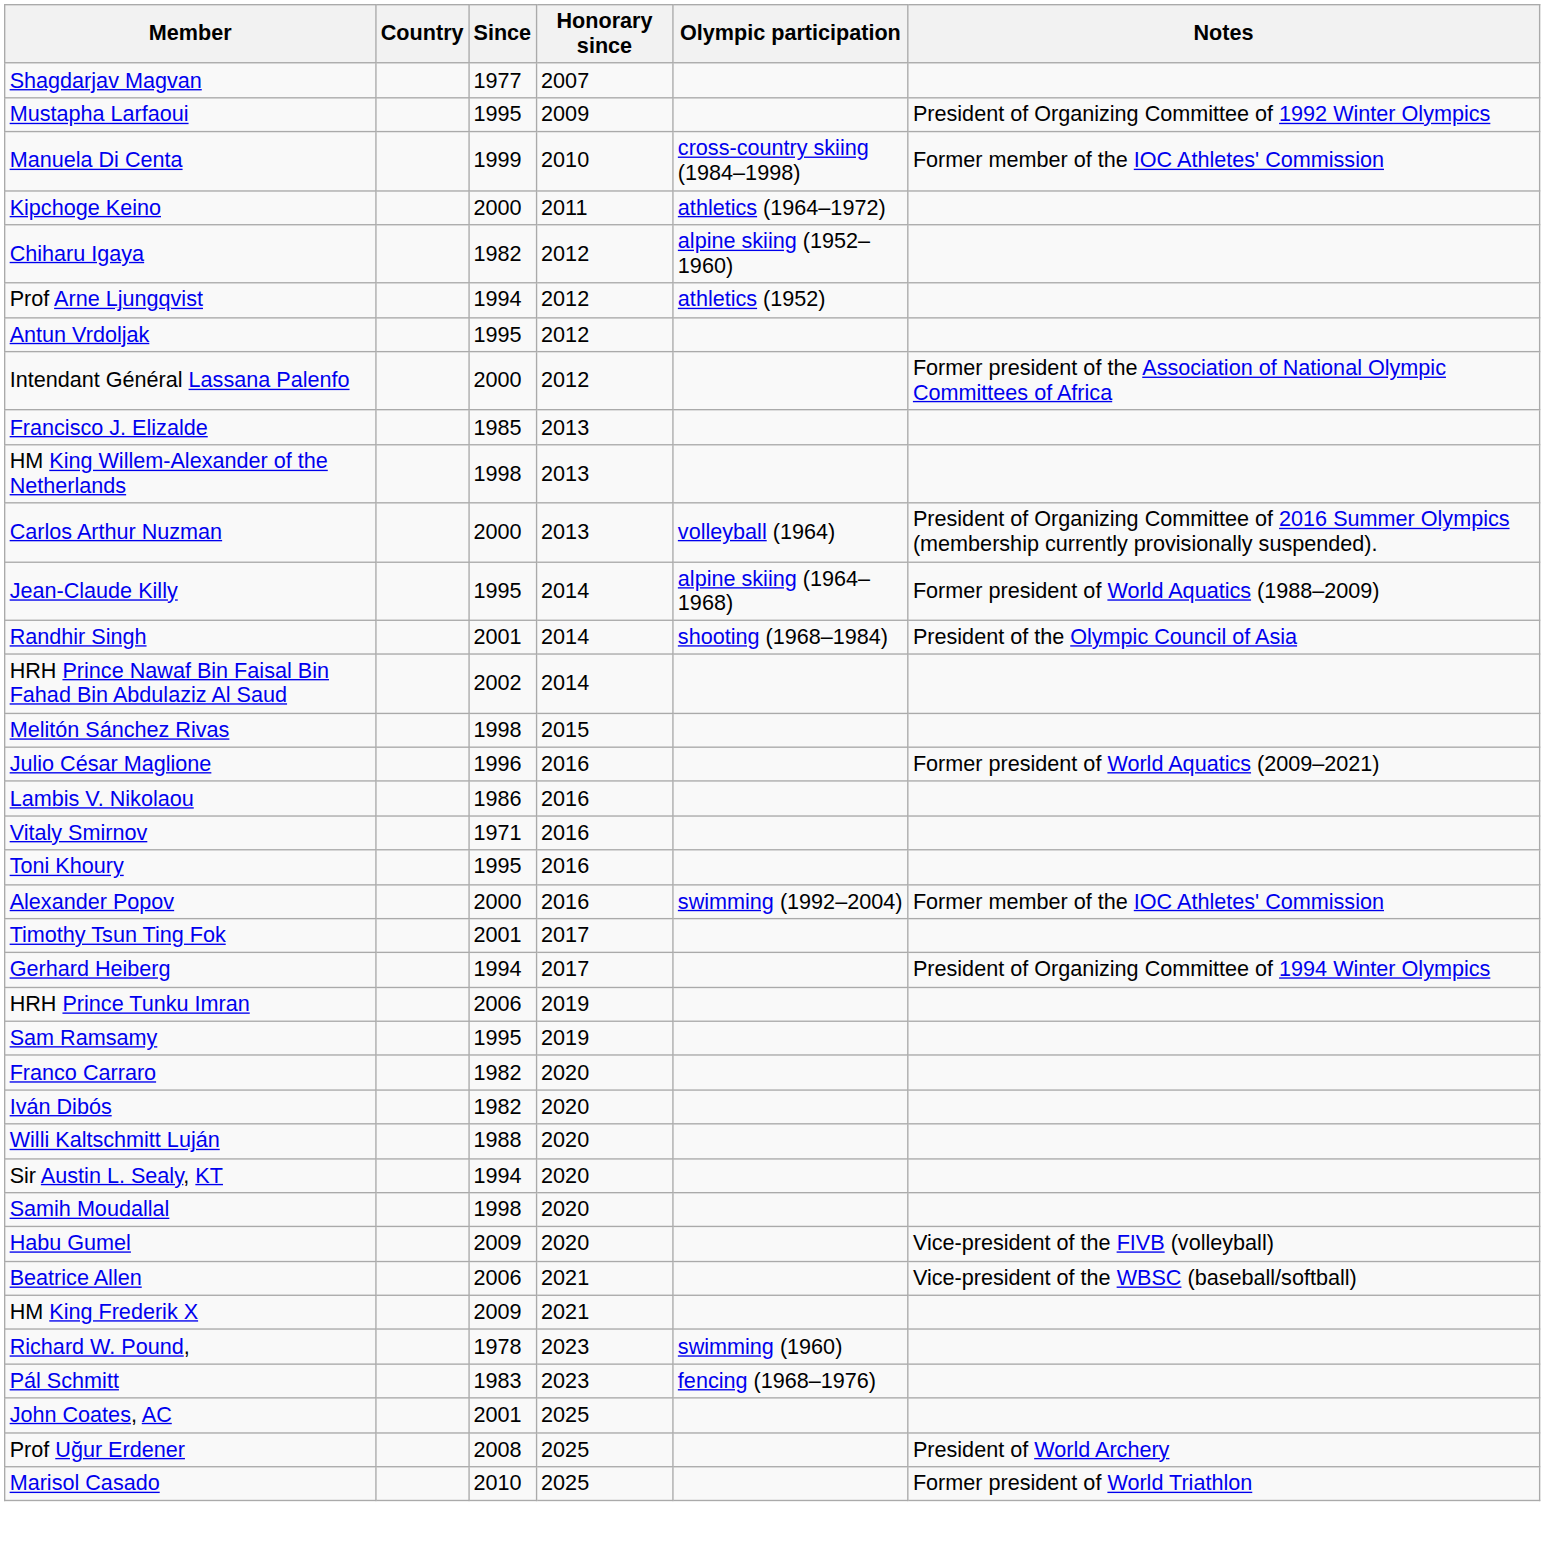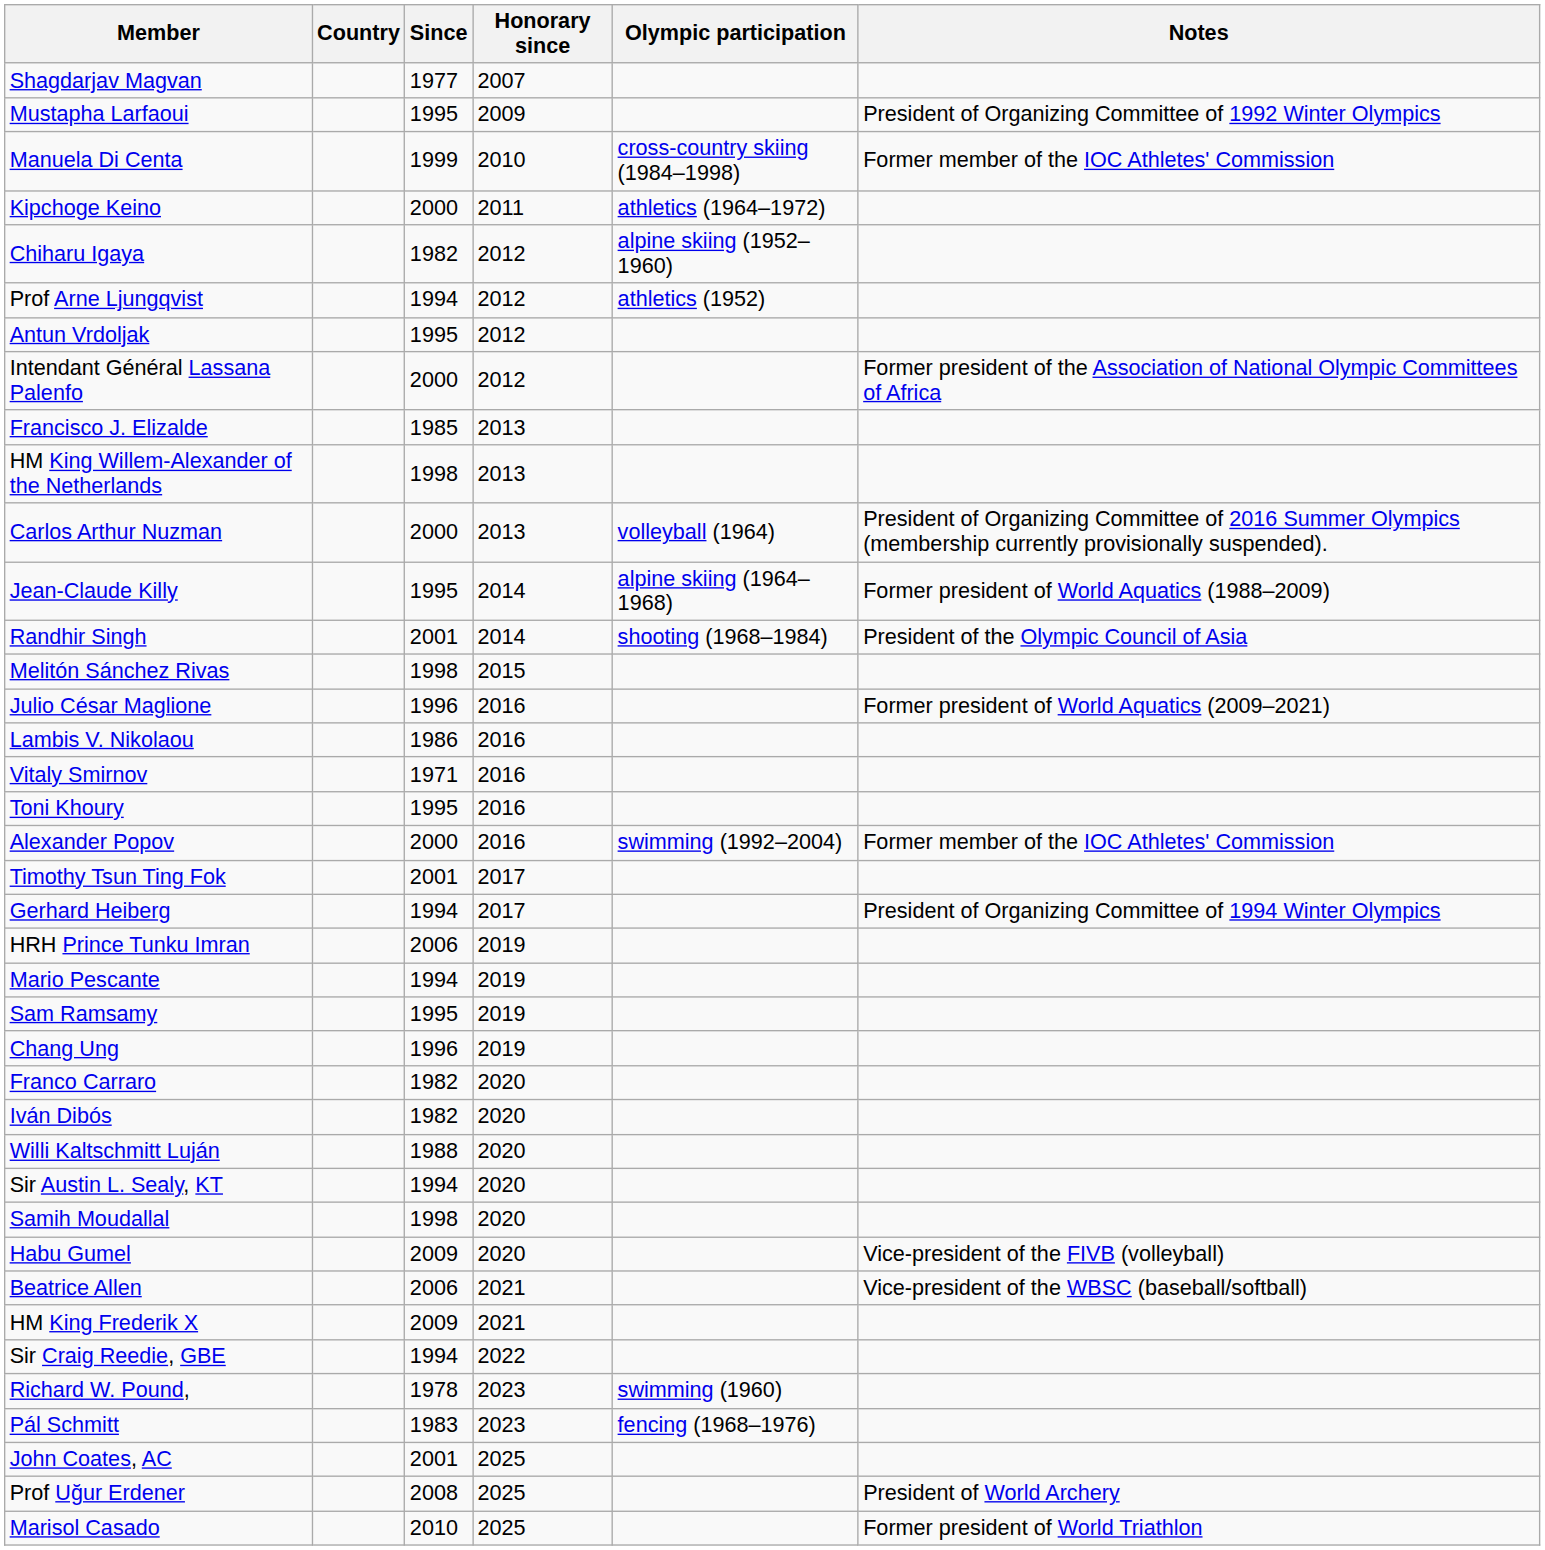- row: (169, 683)
+ row: (85, 979)
+ row: (64, 1048)
+ row: (118, 1356)
